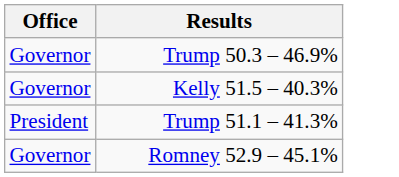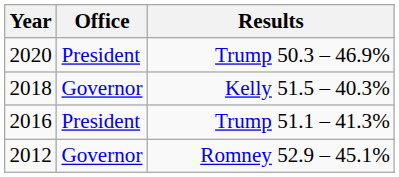+ column: (31, 21)
(50, 54) Governor -> (101, 54) President
